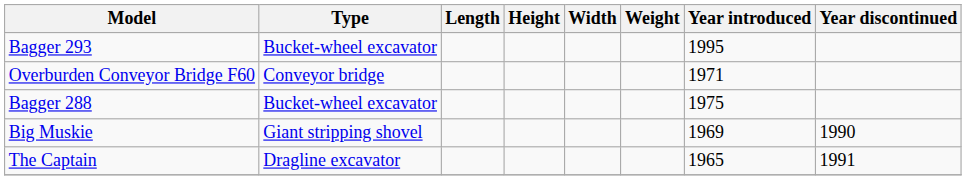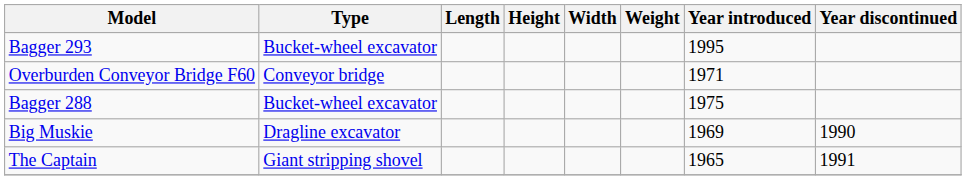(343, 132) Giant stripping shovel -> (332, 132) Dragline excavator
(332, 160) Dragline excavator -> (343, 160) Giant stripping shovel
